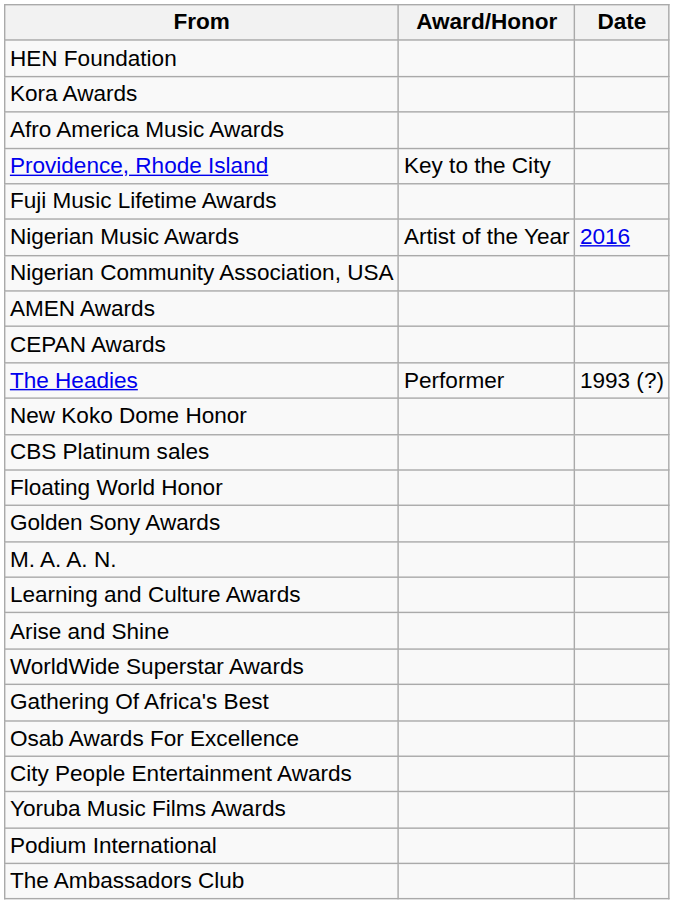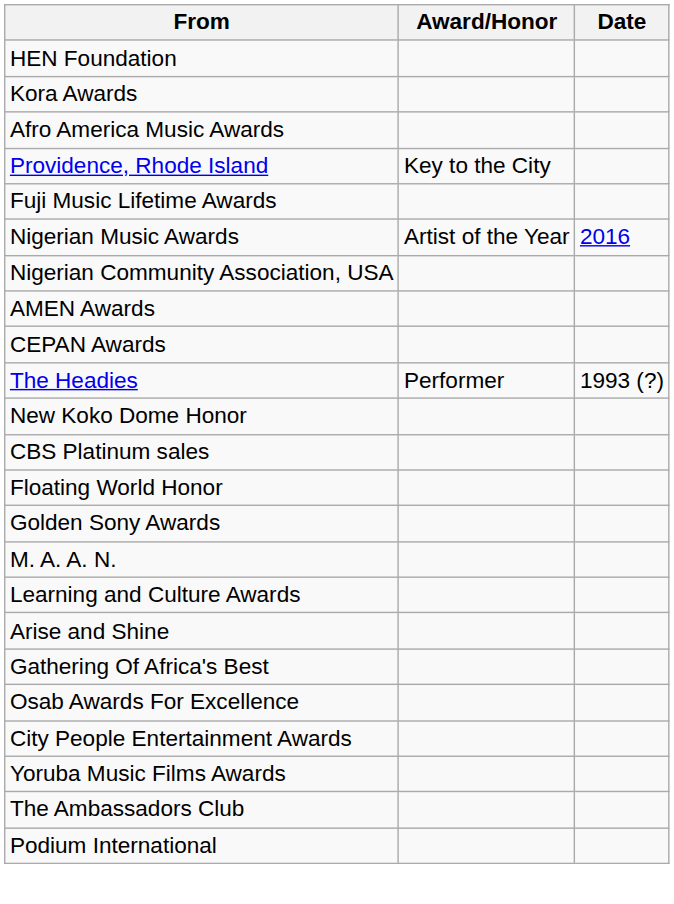- row: (157, 666)
rows swapped: (127, 881) <-> (113, 845)
